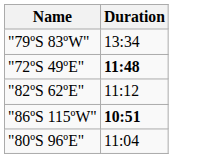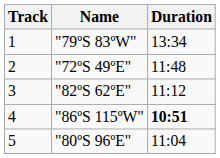+ column: (28, 16)
(122, 66) bold -> (168, 66) normal
